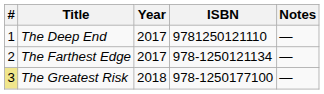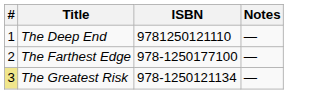- column: (152, 15)
(222, 57) 978-1250121134 -> (187, 57) 978-1250177100
(223, 78) 978-1250177100 -> (187, 78) 978-1250121134
